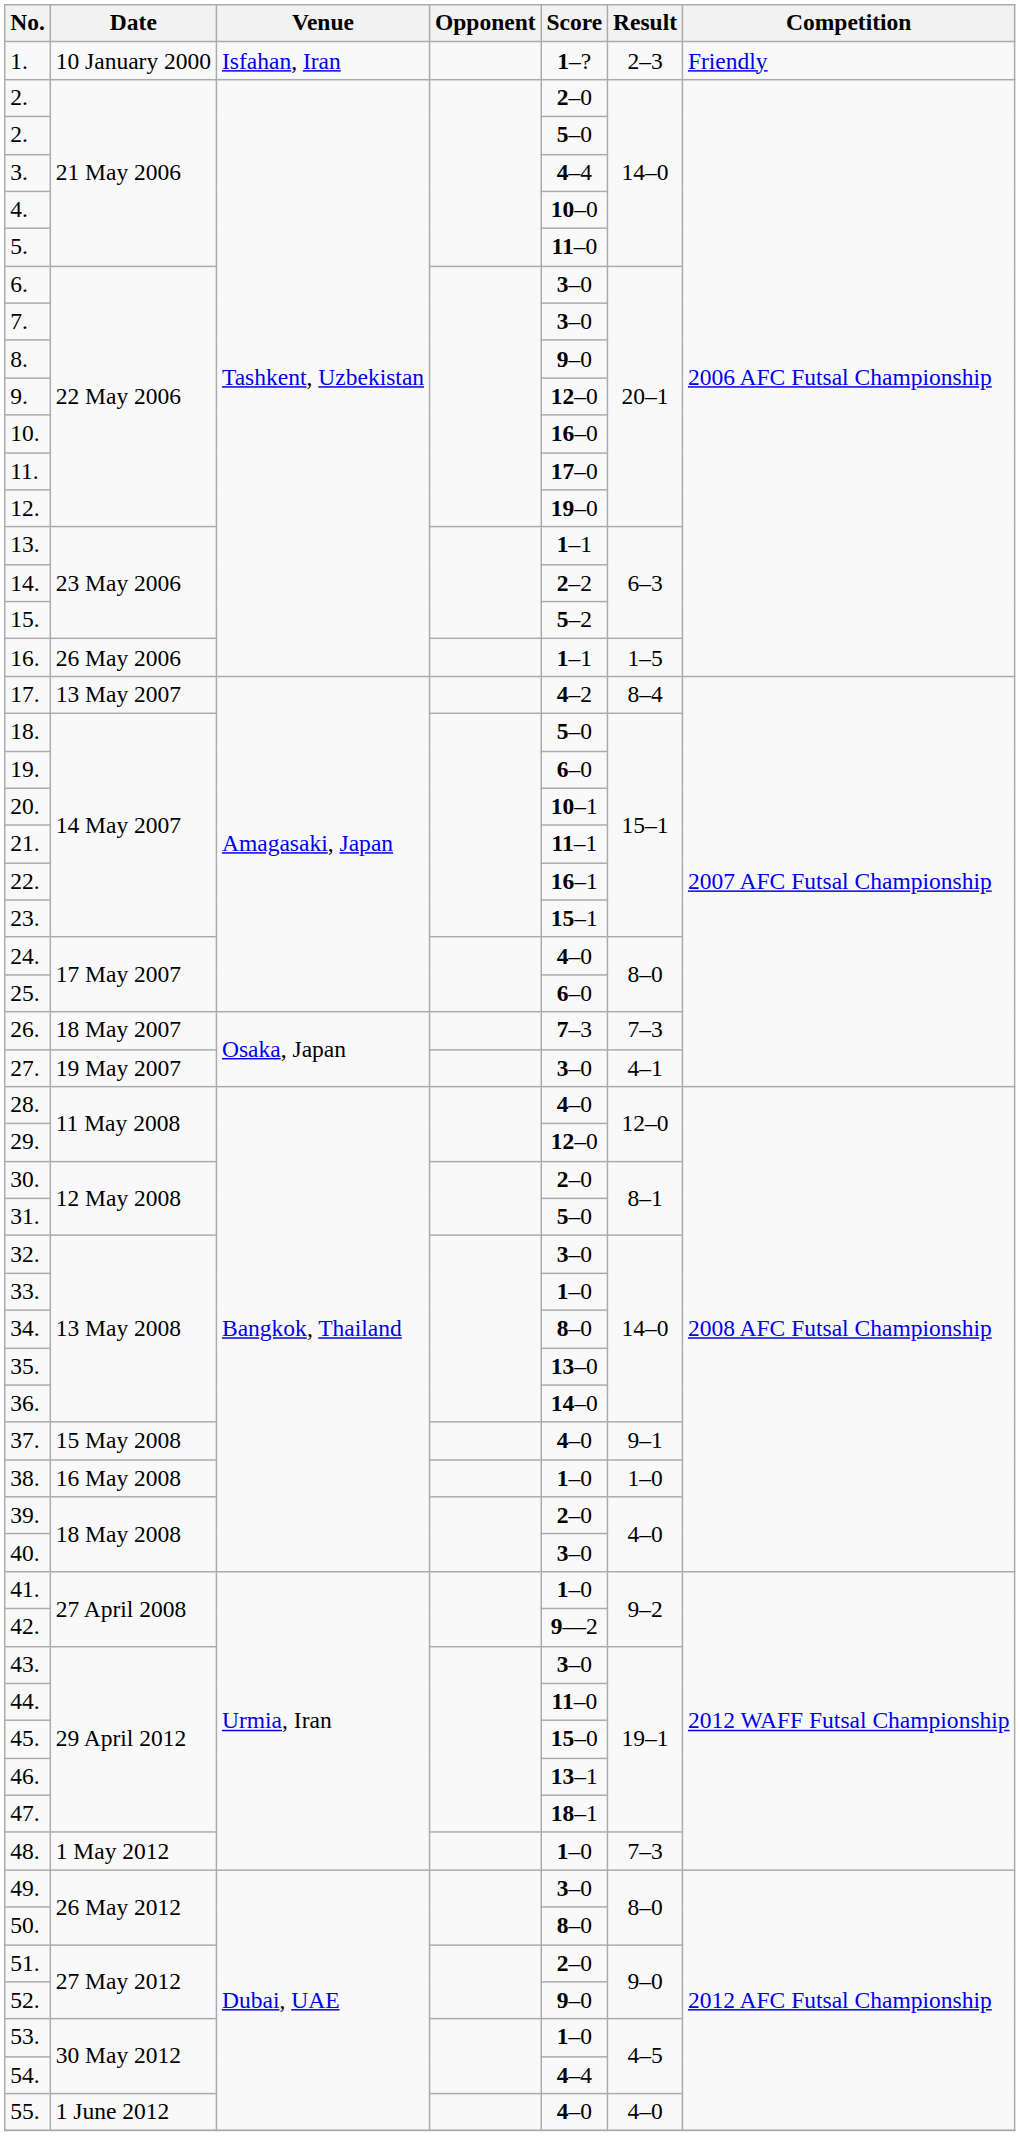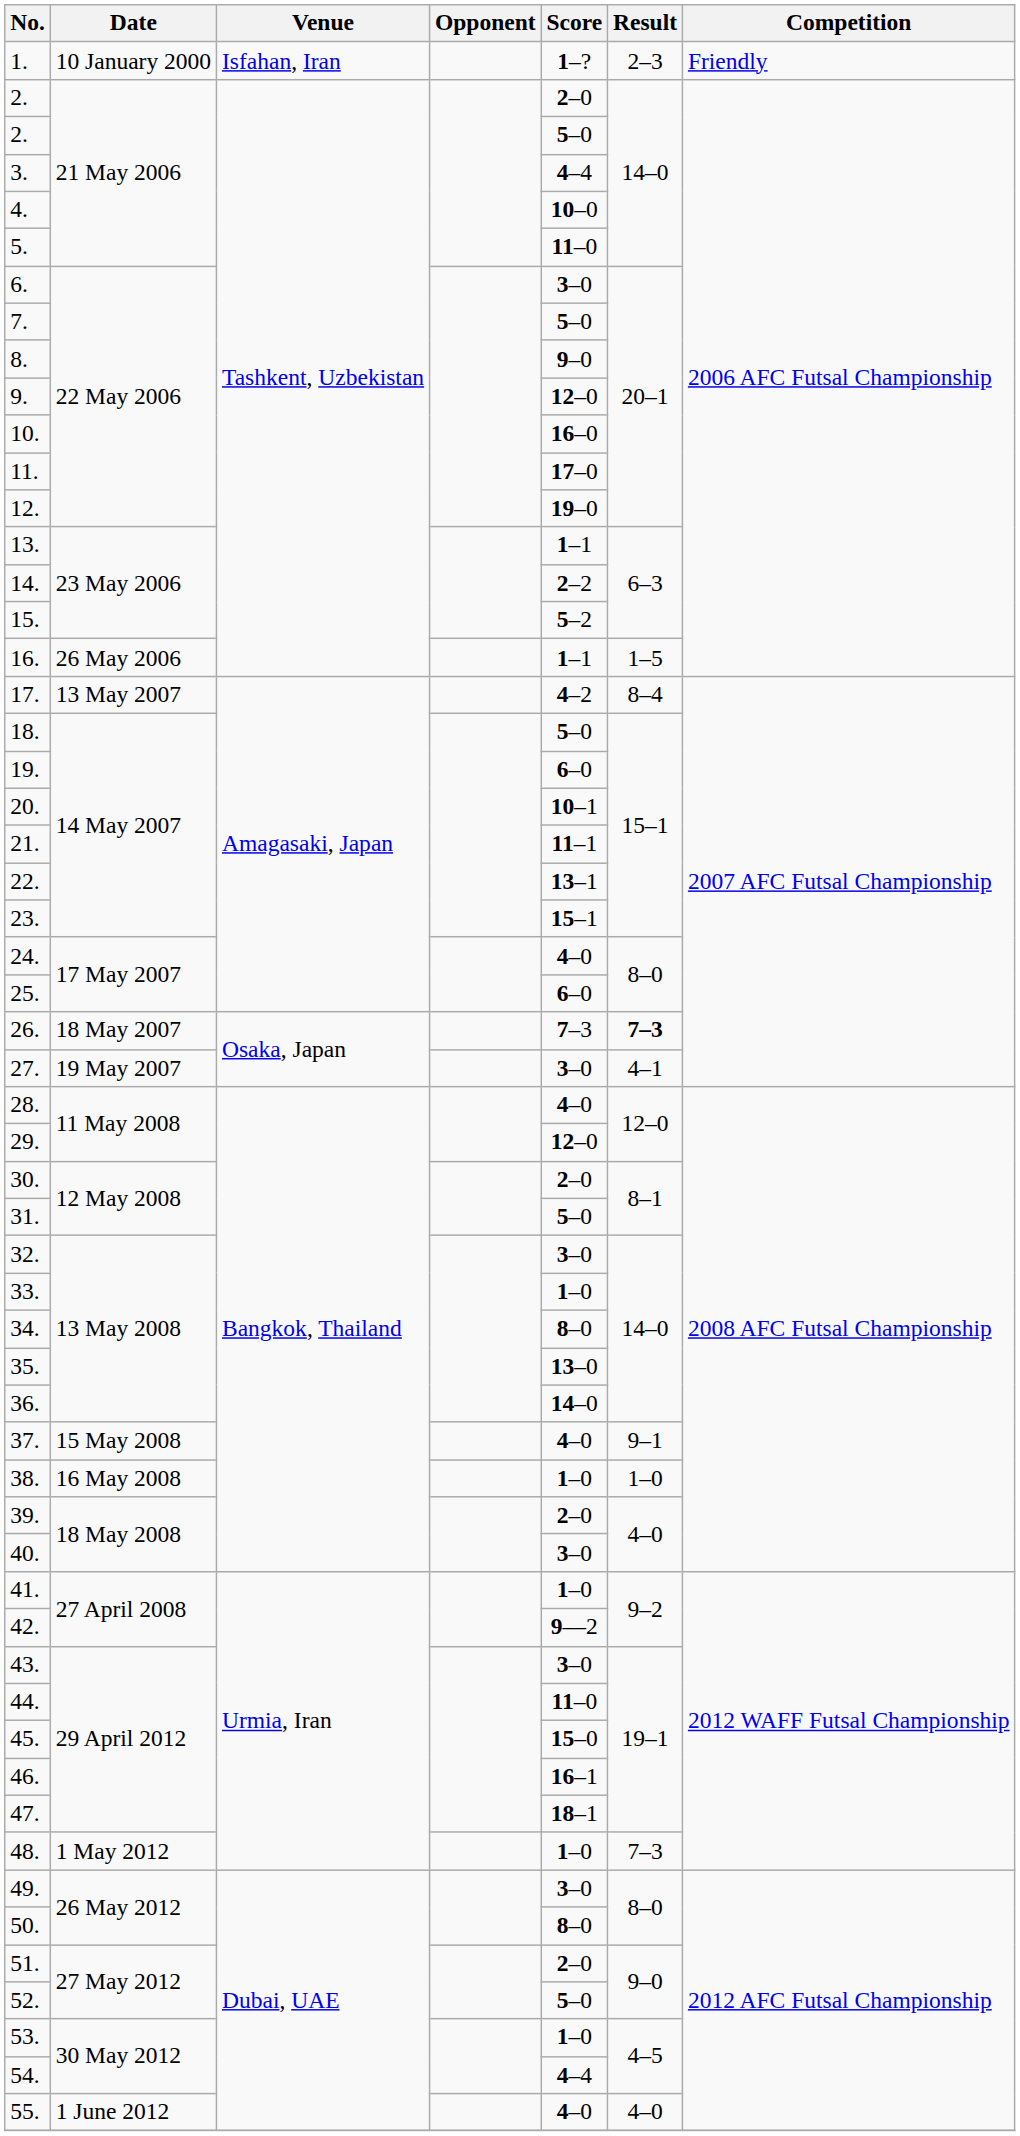(574, 321) 3–0 -> (574, 321) 5–0
(574, 881) 16–1 -> (574, 881) 13–1
(645, 1030) normal -> (645, 1030) bold
(574, 1776) 13–1 -> (574, 1776) 16–1
(574, 2000) 9–0 -> (574, 2000) 5–0
